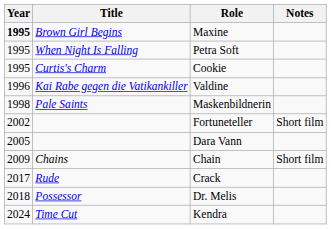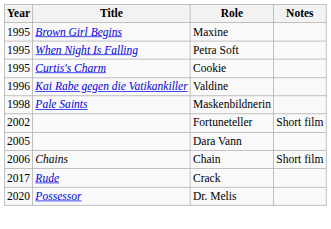(19, 31) bold -> (19, 31) normal
(19, 159) 2009 -> (19, 159) 2006
(19, 196) 2018 -> (19, 196) 2020
- row: (210, 214)
